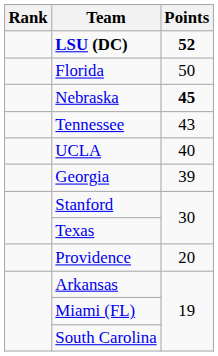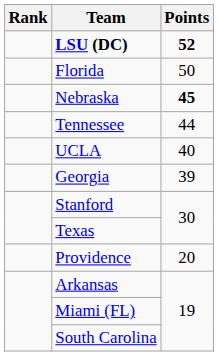(187, 124) 43 -> (187, 124) 44
